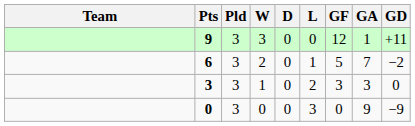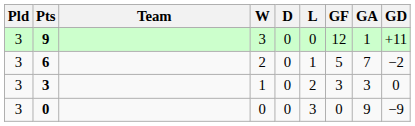columns swapped: (100, 16) <-> (236, 16)
